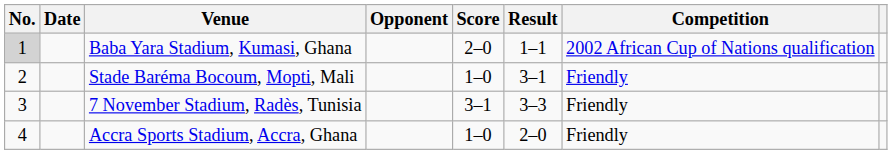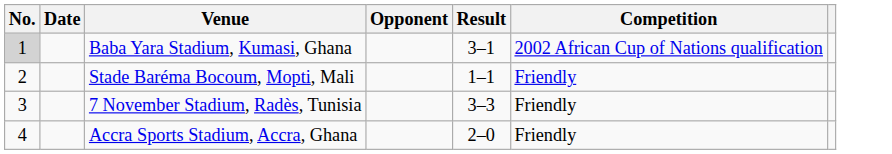- column: (478, 18)
(533, 47) 1–1 -> (481, 47) 3–1
(533, 76) 3–1 -> (481, 76) 1–1
